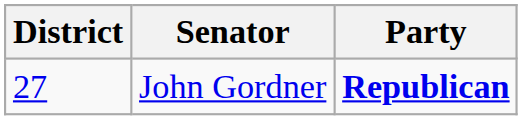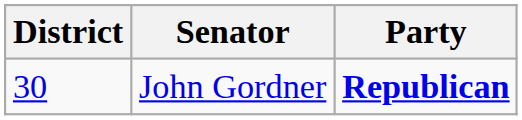(30, 85) 27 -> (30, 85) 30
